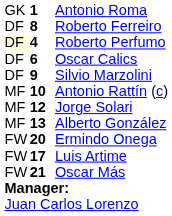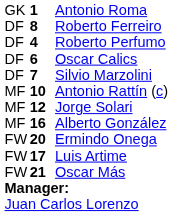(14, 42) lightyellow background -> (14, 42) no background
(34, 75) 9 -> (34, 75) 7
(38, 123) 13 -> (38, 123) 16
